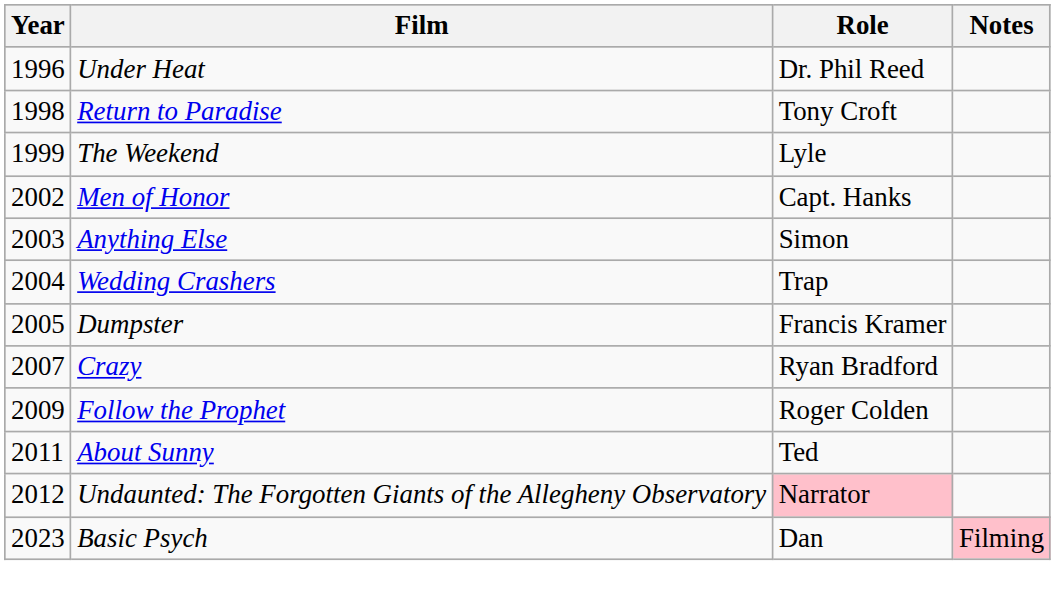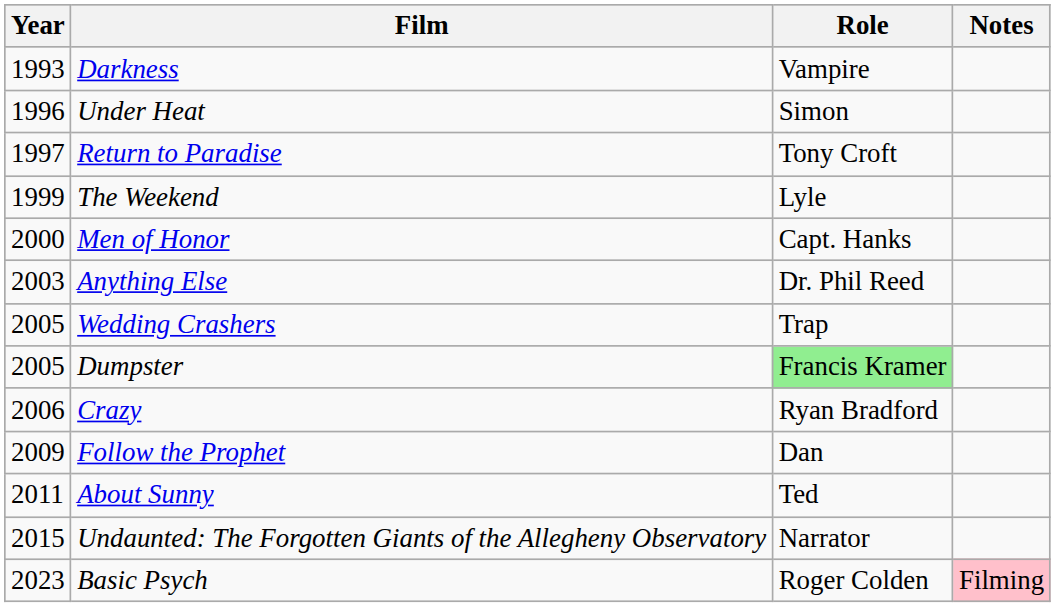+ row: (128, 68)
(851, 68) Dr. Phil Reed -> (814, 111) Simon
(38, 111) 1998 -> (38, 153) 1997
(38, 196) 2002 -> (38, 238) 2000
(814, 238) Simon -> (851, 281) Dr. Phil Reed
(38, 281) 2004 -> (38, 324) 2005
(863, 324) no background -> (863, 366) lightgreen background
(38, 366) 2007 -> (38, 409) 2006
(854, 409) Roger Colden -> (801, 452) Dan
(38, 494) 2012 -> (38, 537) 2015
(824, 494) pink background -> (824, 537) no background
(801, 537) Dan -> (854, 580) Roger Colden
